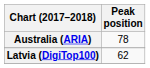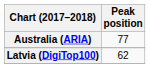(123, 39) 78 -> (123, 39) 77
